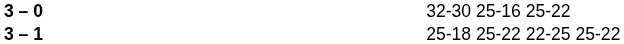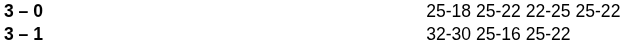(498, 11) 32-30 25-16 25-22 -> (523, 11) 25-18 25-22 22-25 25-22
(523, 34) 25-18 25-22 22-25 25-22 -> (498, 34) 32-30 25-16 25-22
